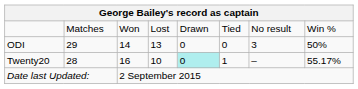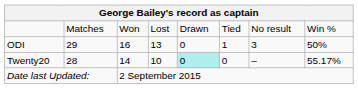(125, 45) 14 -> (125, 45) 16
(224, 45) 0 -> (224, 45) 1
(125, 60) 16 -> (125, 60) 14
(224, 60) 1 -> (224, 60) 0
